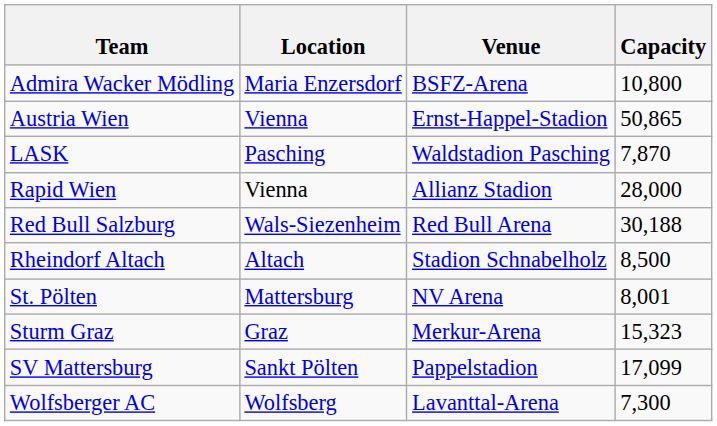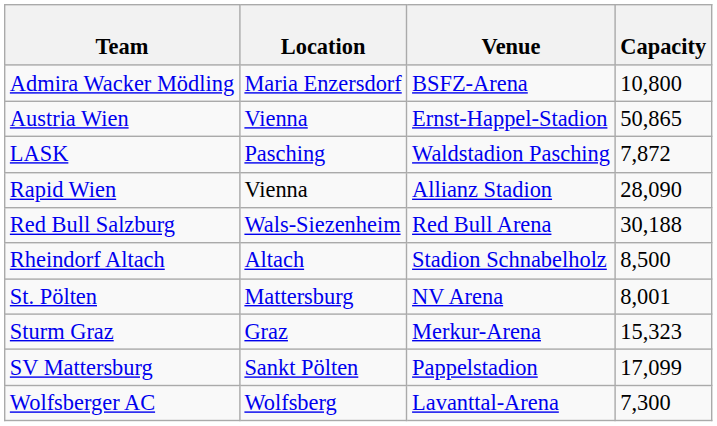(646, 154) 7,870 -> (646, 154) 7,872
(651, 189) 28,000 -> (651, 189) 28,090
